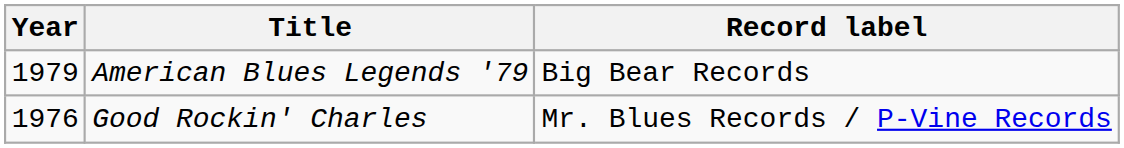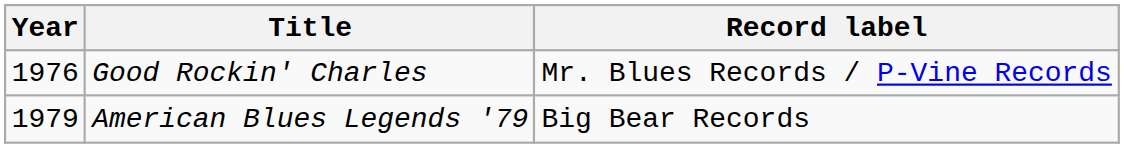rows swapped: (260, 119) <-> (310, 73)
